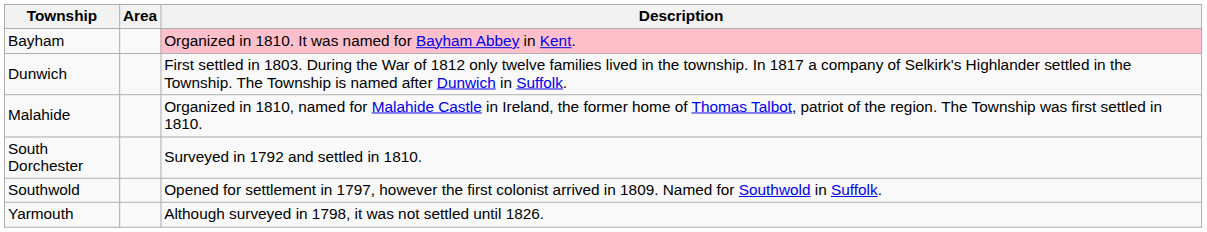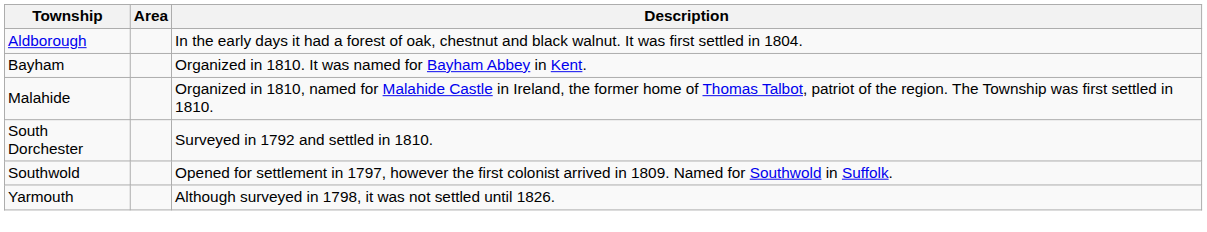+ row: (47, 41)
(370, 41) pink background -> (381, 65) no background
- row: (37, 74)
